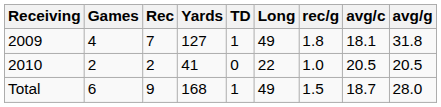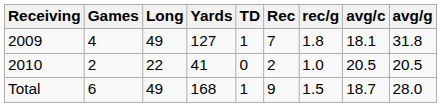columns swapped: (160, 16) <-> (277, 16)
